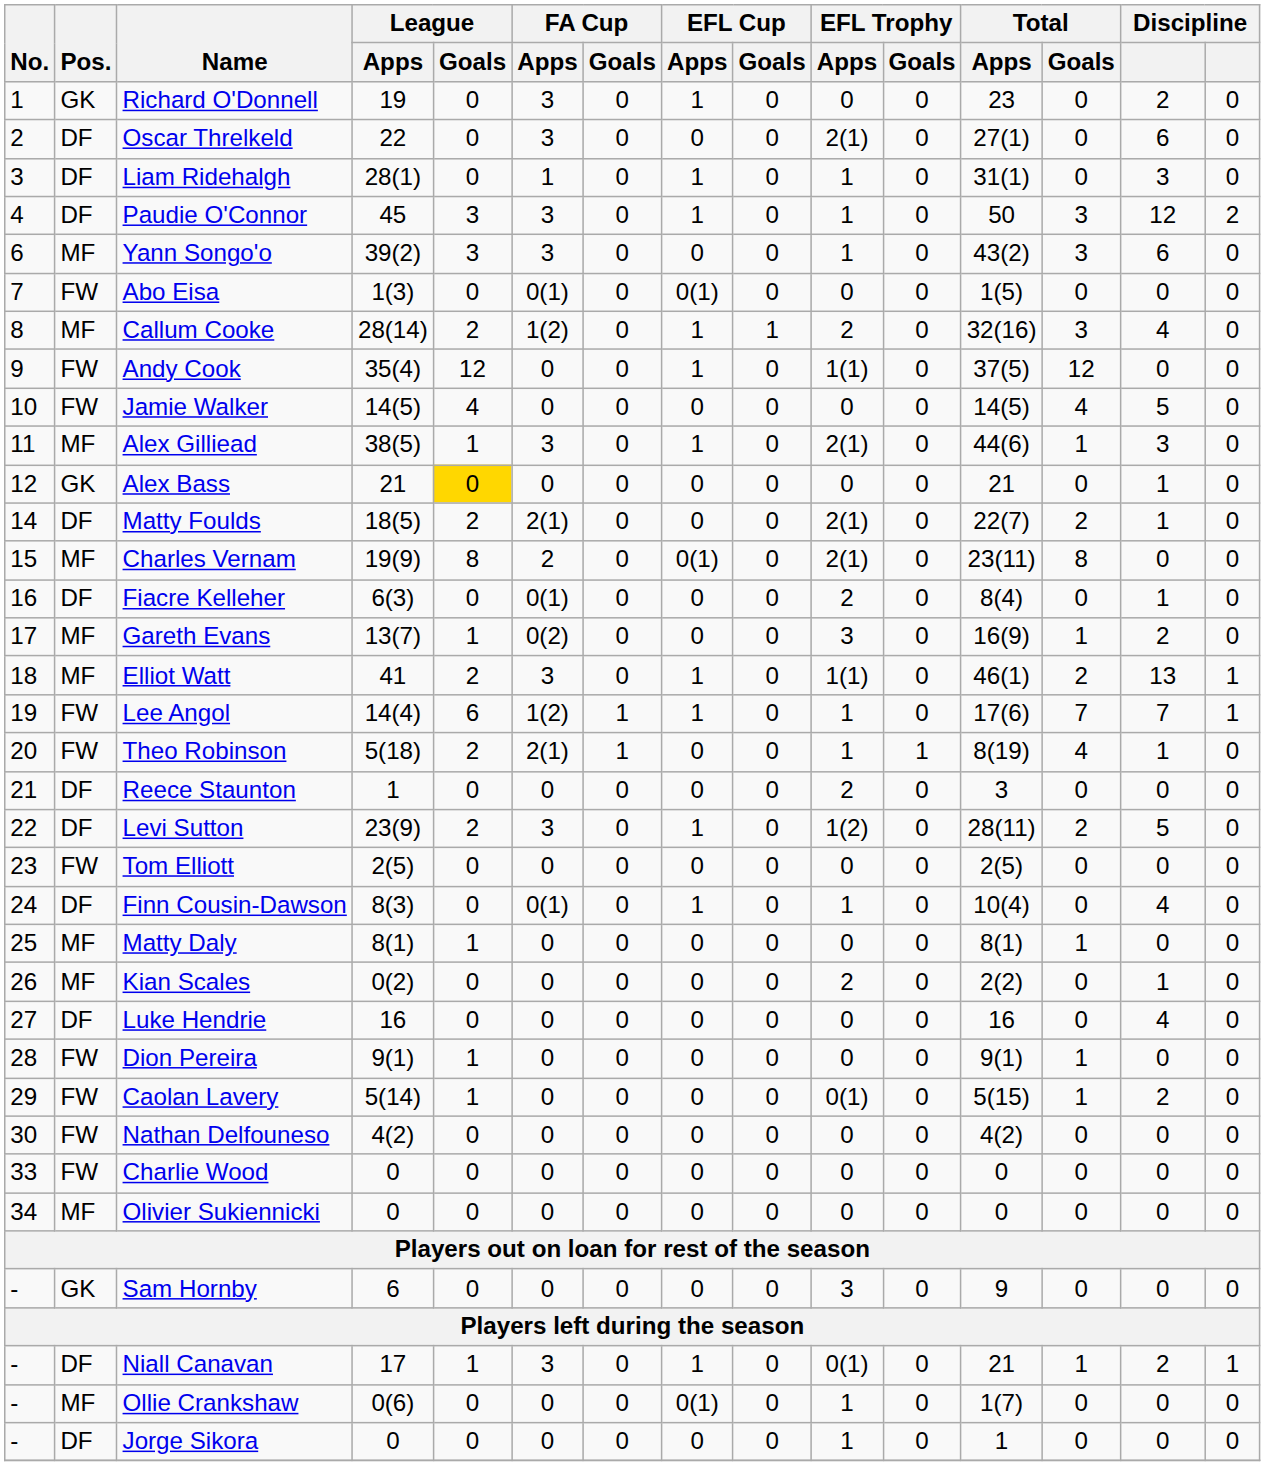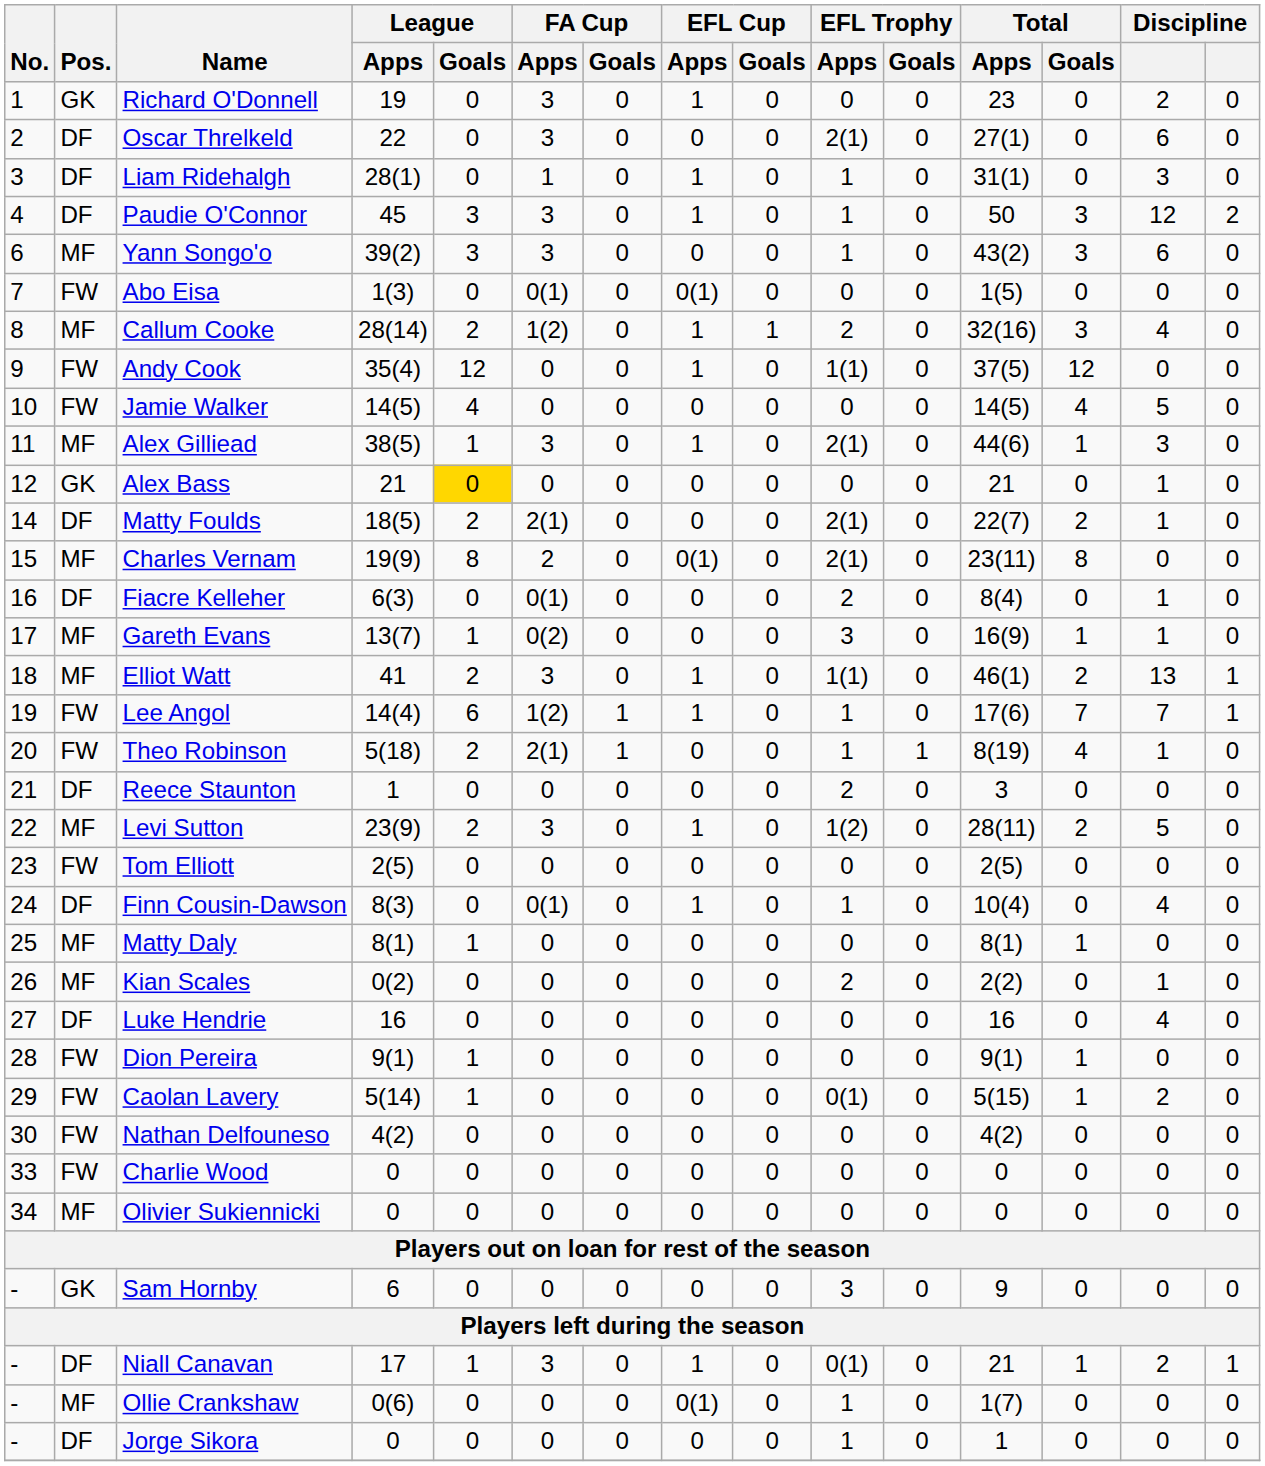(1163, 636) 2 -> (1163, 636) 1
(76, 828) DF -> (78, 828) MF
